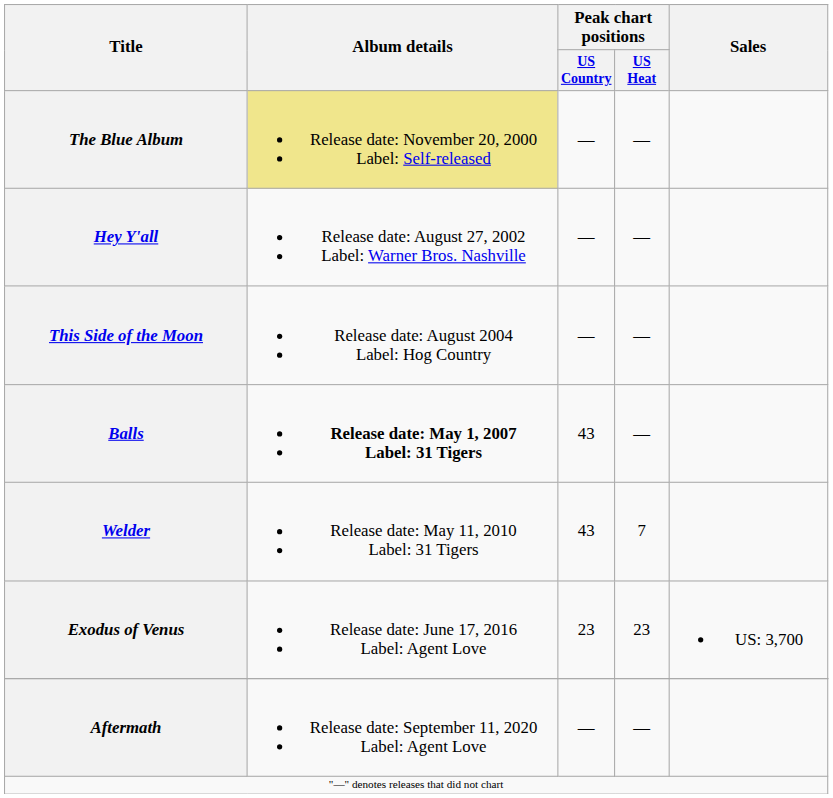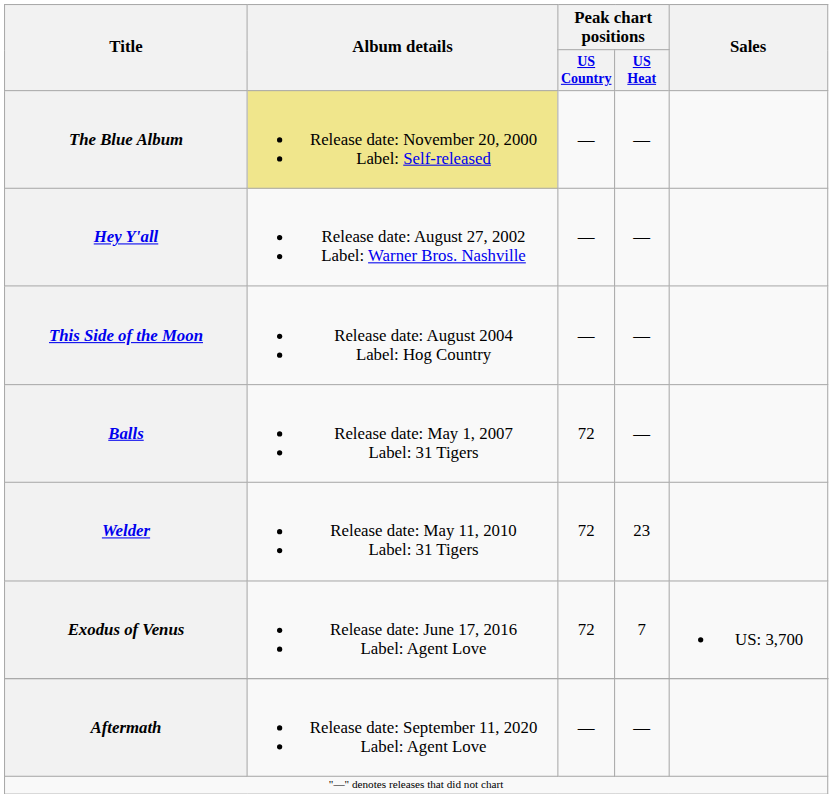(403, 443) bold -> (403, 443) normal
(586, 433) 43 -> (586, 433) 72
(586, 531) 43 -> (586, 531) 72
(642, 531) 7 -> (642, 531) 23
(586, 629) 23 -> (586, 629) 72
(642, 629) 23 -> (642, 629) 7
